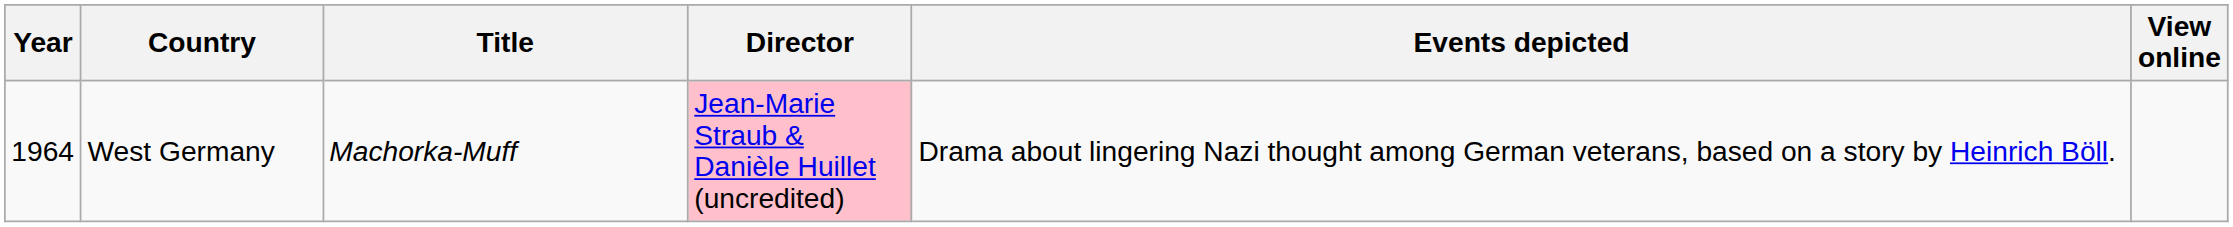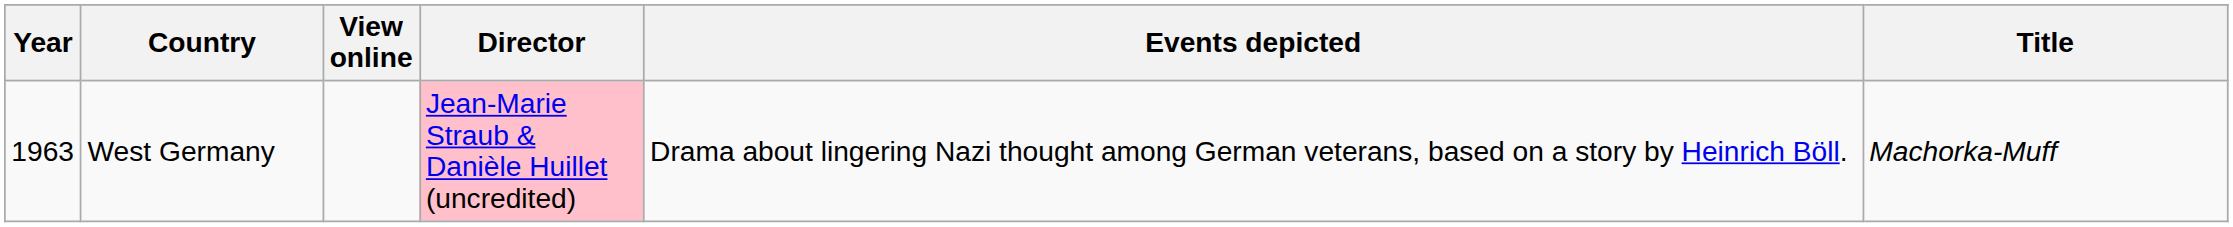columns swapped: (505, 42) <-> (2179, 42)
(43, 150) 1964 -> (43, 150) 1963
